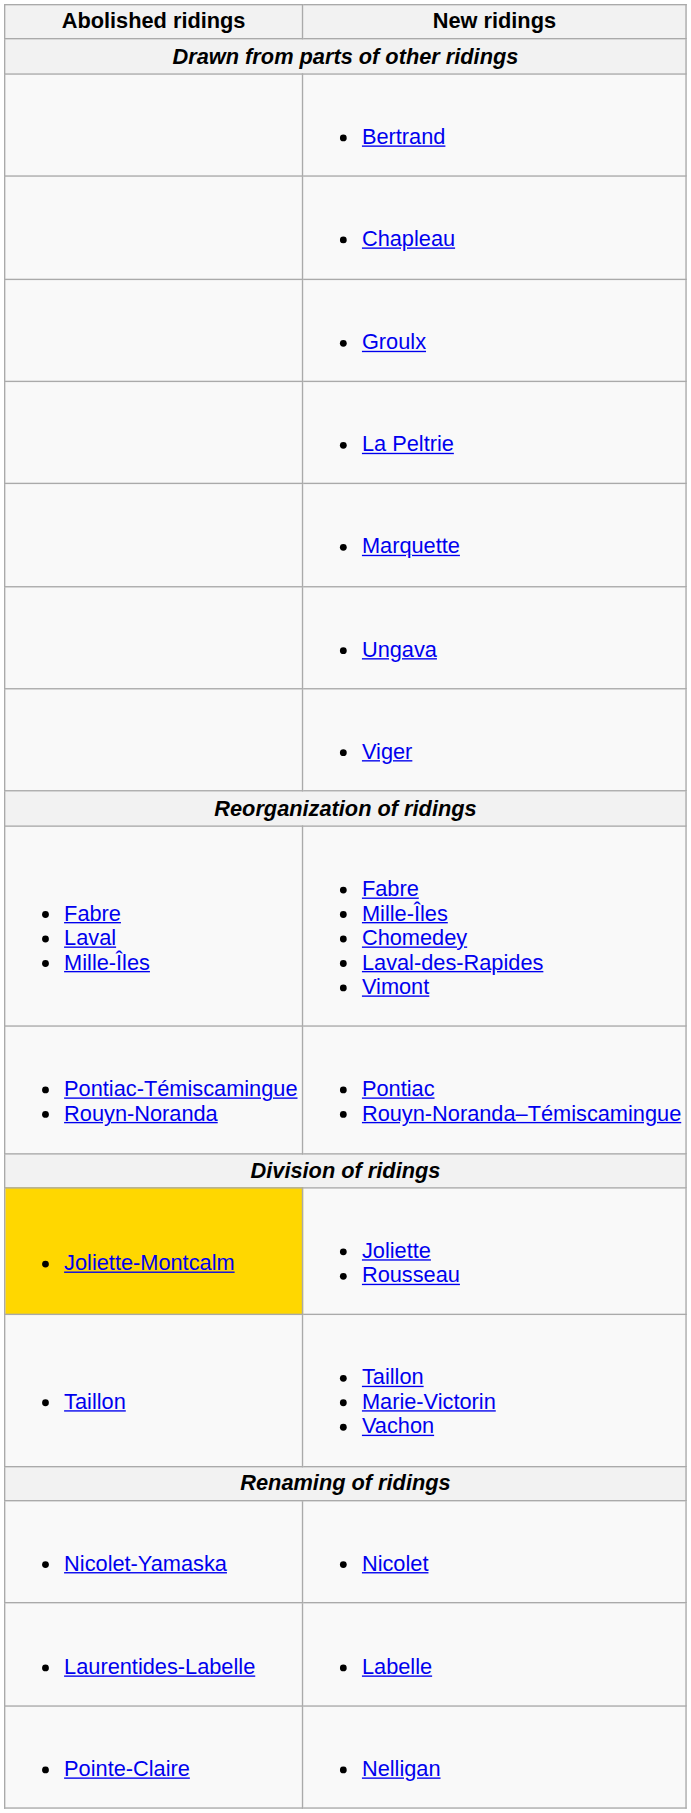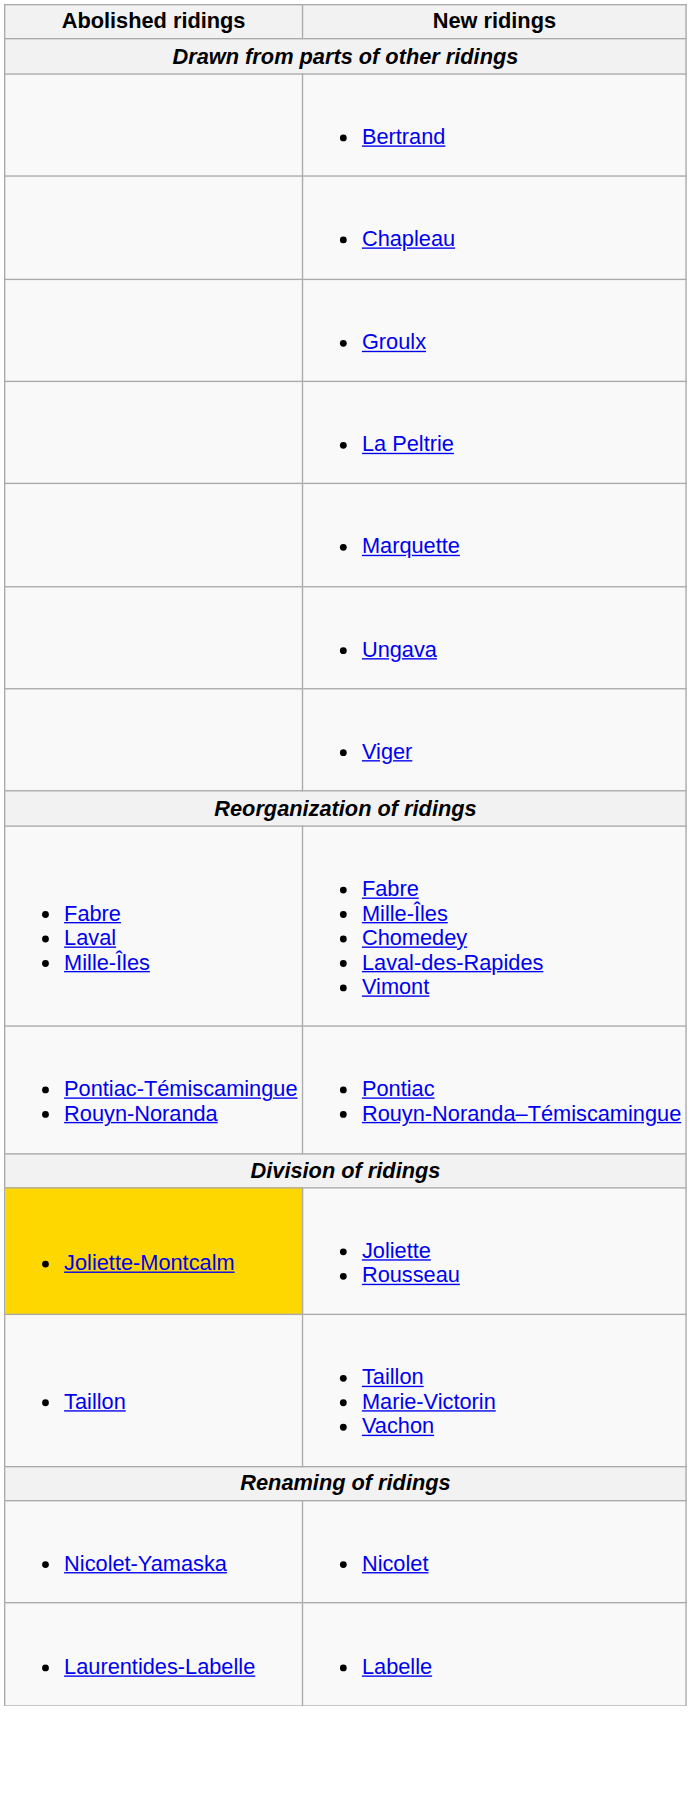- row: (494, 1769)
